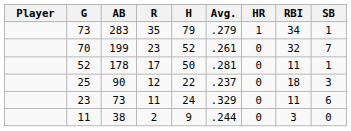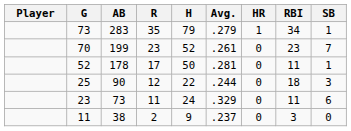(294, 48) 32 -> (294, 48) 23
(224, 83) .237 -> (224, 83) .244
(224, 117) .244 -> (224, 117) .237
